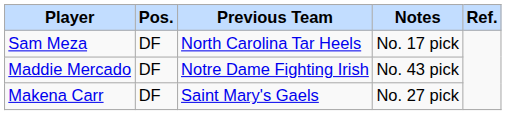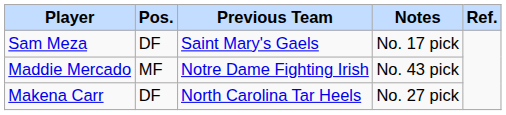(271, 43) North Carolina Tar Heels -> (250, 43) Saint Mary's Gaels
(150, 69) DF -> (151, 69) MF
(250, 95) Saint Mary's Gaels -> (271, 95) North Carolina Tar Heels
